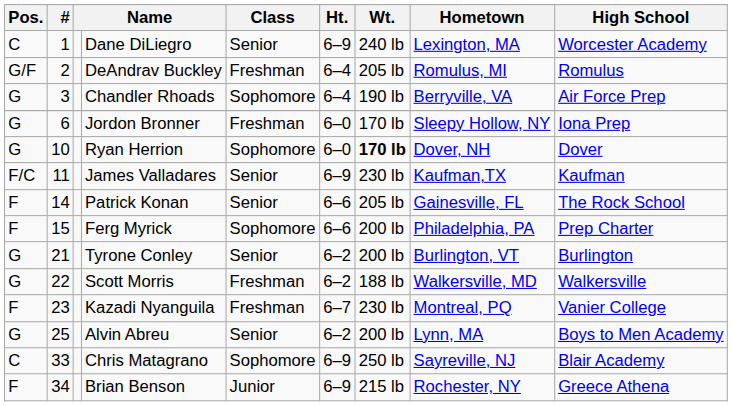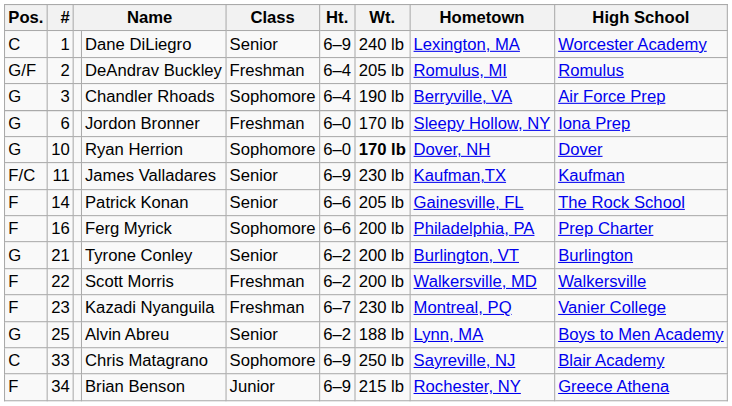(60, 228) 15 -> (60, 228) 16
(15, 281) G -> (13, 281) F
(381, 281) 188 lb -> (381, 281) 200 lb
(381, 334) 200 lb -> (381, 334) 188 lb
